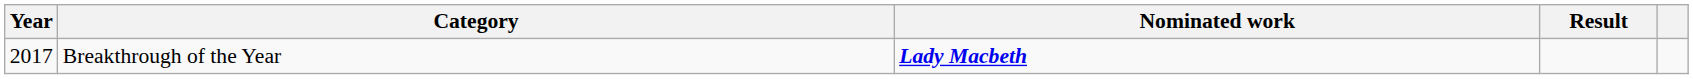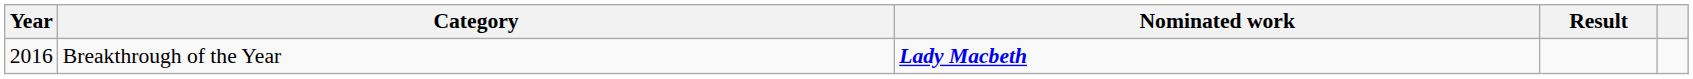(31, 55) 2017 -> (31, 55) 2016
